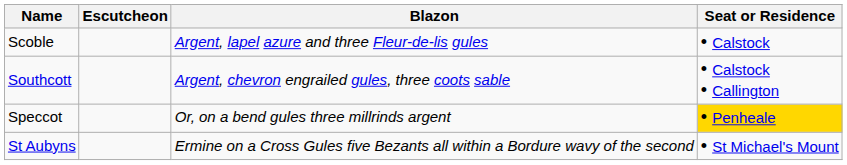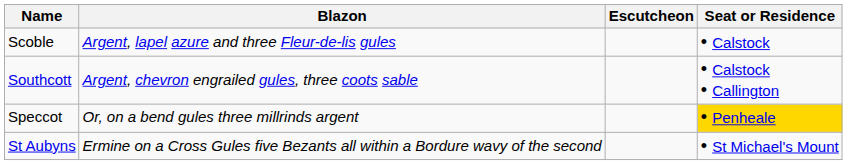columns swapped: (125, 16) <-> (434, 16)
